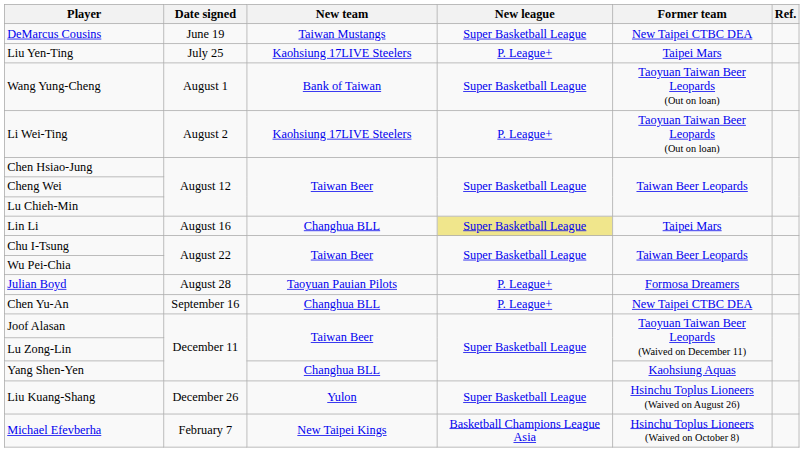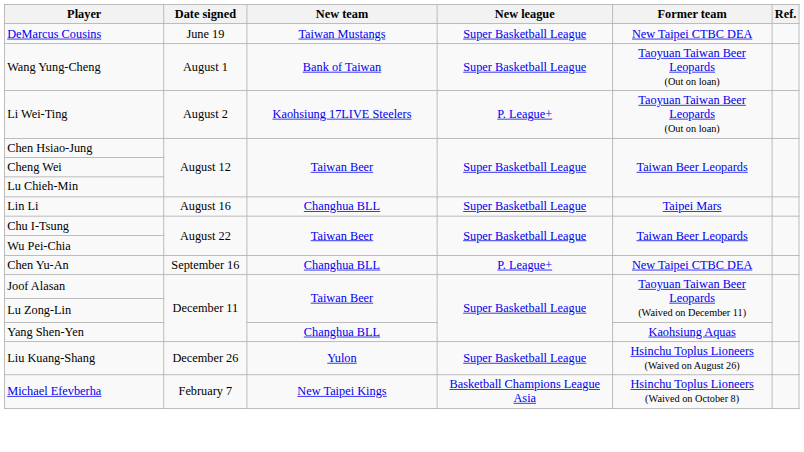- row: (40, 53)
(525, 226) khaki background -> (525, 206) no background
- row: (37, 284)
